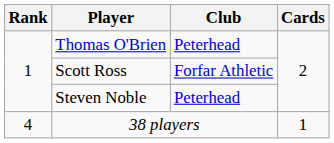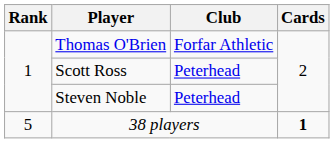(207, 44) Peterhead -> (224, 44) Forfar Athletic
(224, 71) Forfar Athletic -> (207, 71) Peterhead
(28, 124) 4 -> (28, 124) 5
(303, 124) normal -> (303, 124) bold
